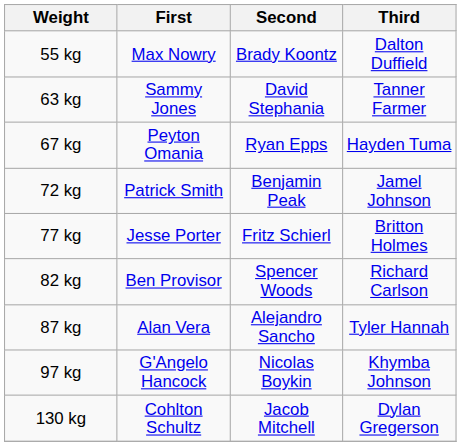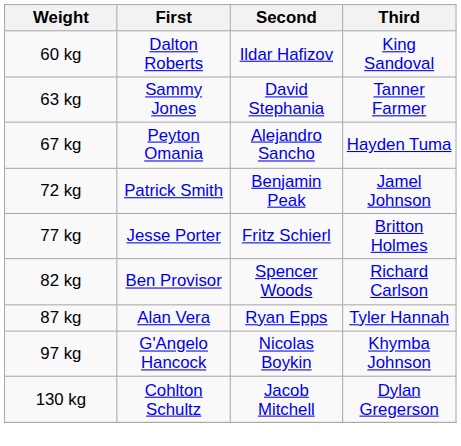- row: (61, 53)
+ row: (61, 53)
(286, 145) Ryan Epps -> (286, 145) Alejandro Sancho
(286, 327) Alejandro Sancho -> (286, 317) Ryan Epps
